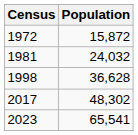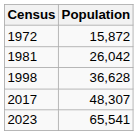(110, 57) 24,032 -> (110, 57) 26,042
(110, 99) 48,302 -> (110, 99) 48,307
